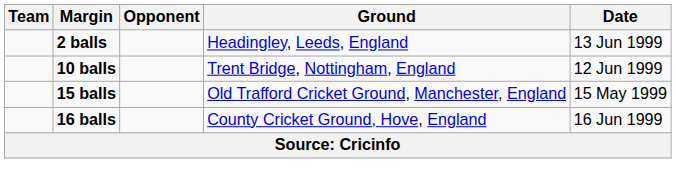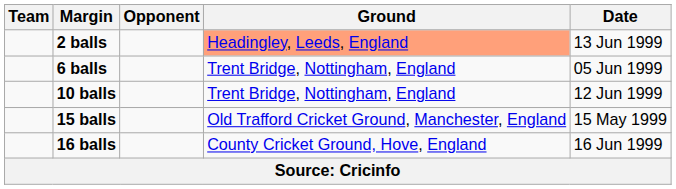(308, 42) no background -> (308, 42) lightsalmon background
+ row: (82, 68)
